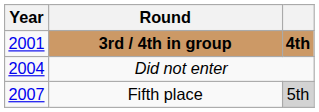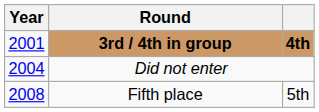(26, 95) 2007 -> (26, 95) 2008
(298, 95) lightgrey background -> (298, 95) no background
